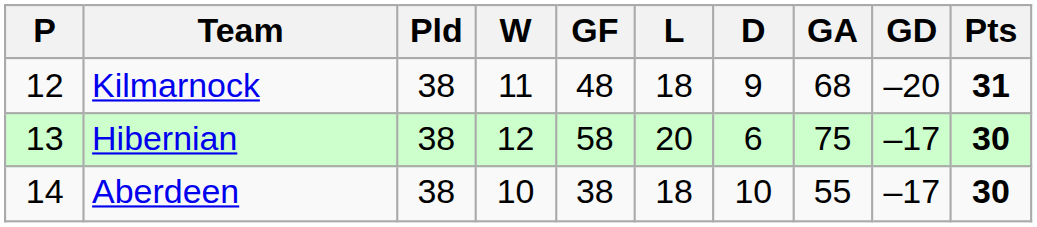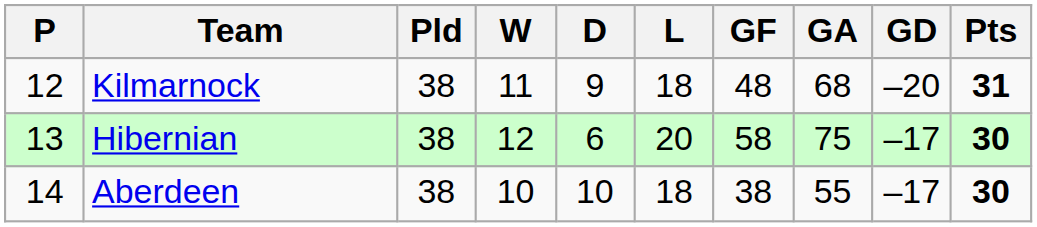columns swapped: (753, 31) <-> (595, 31)
